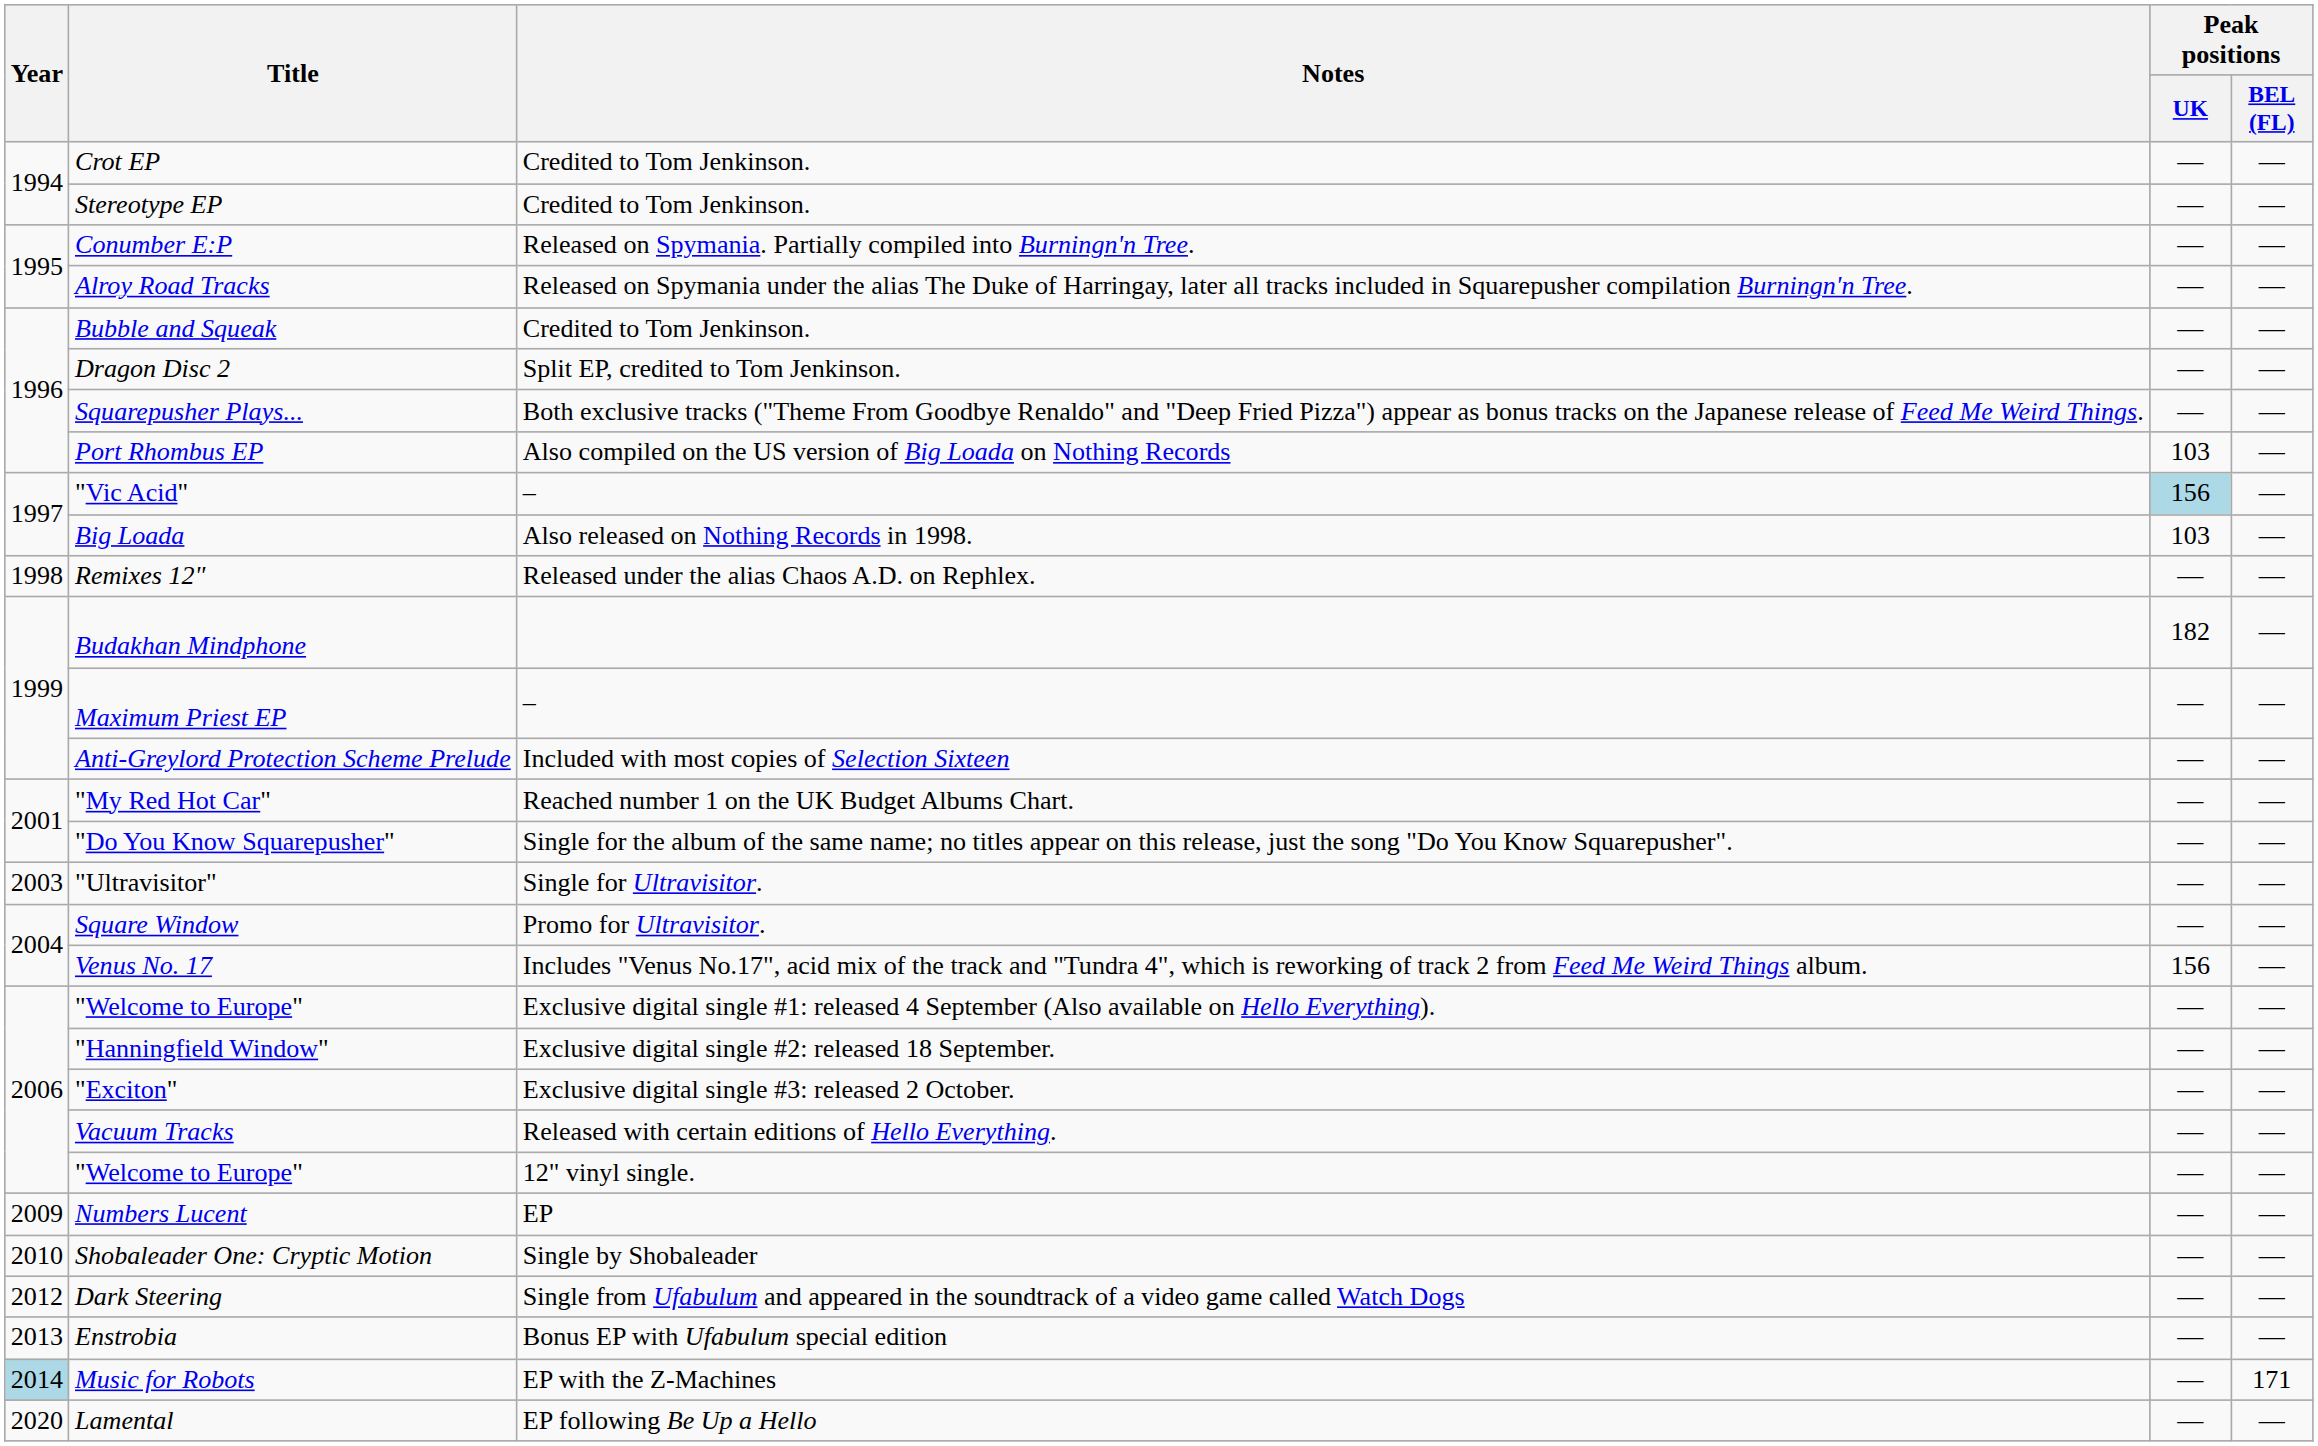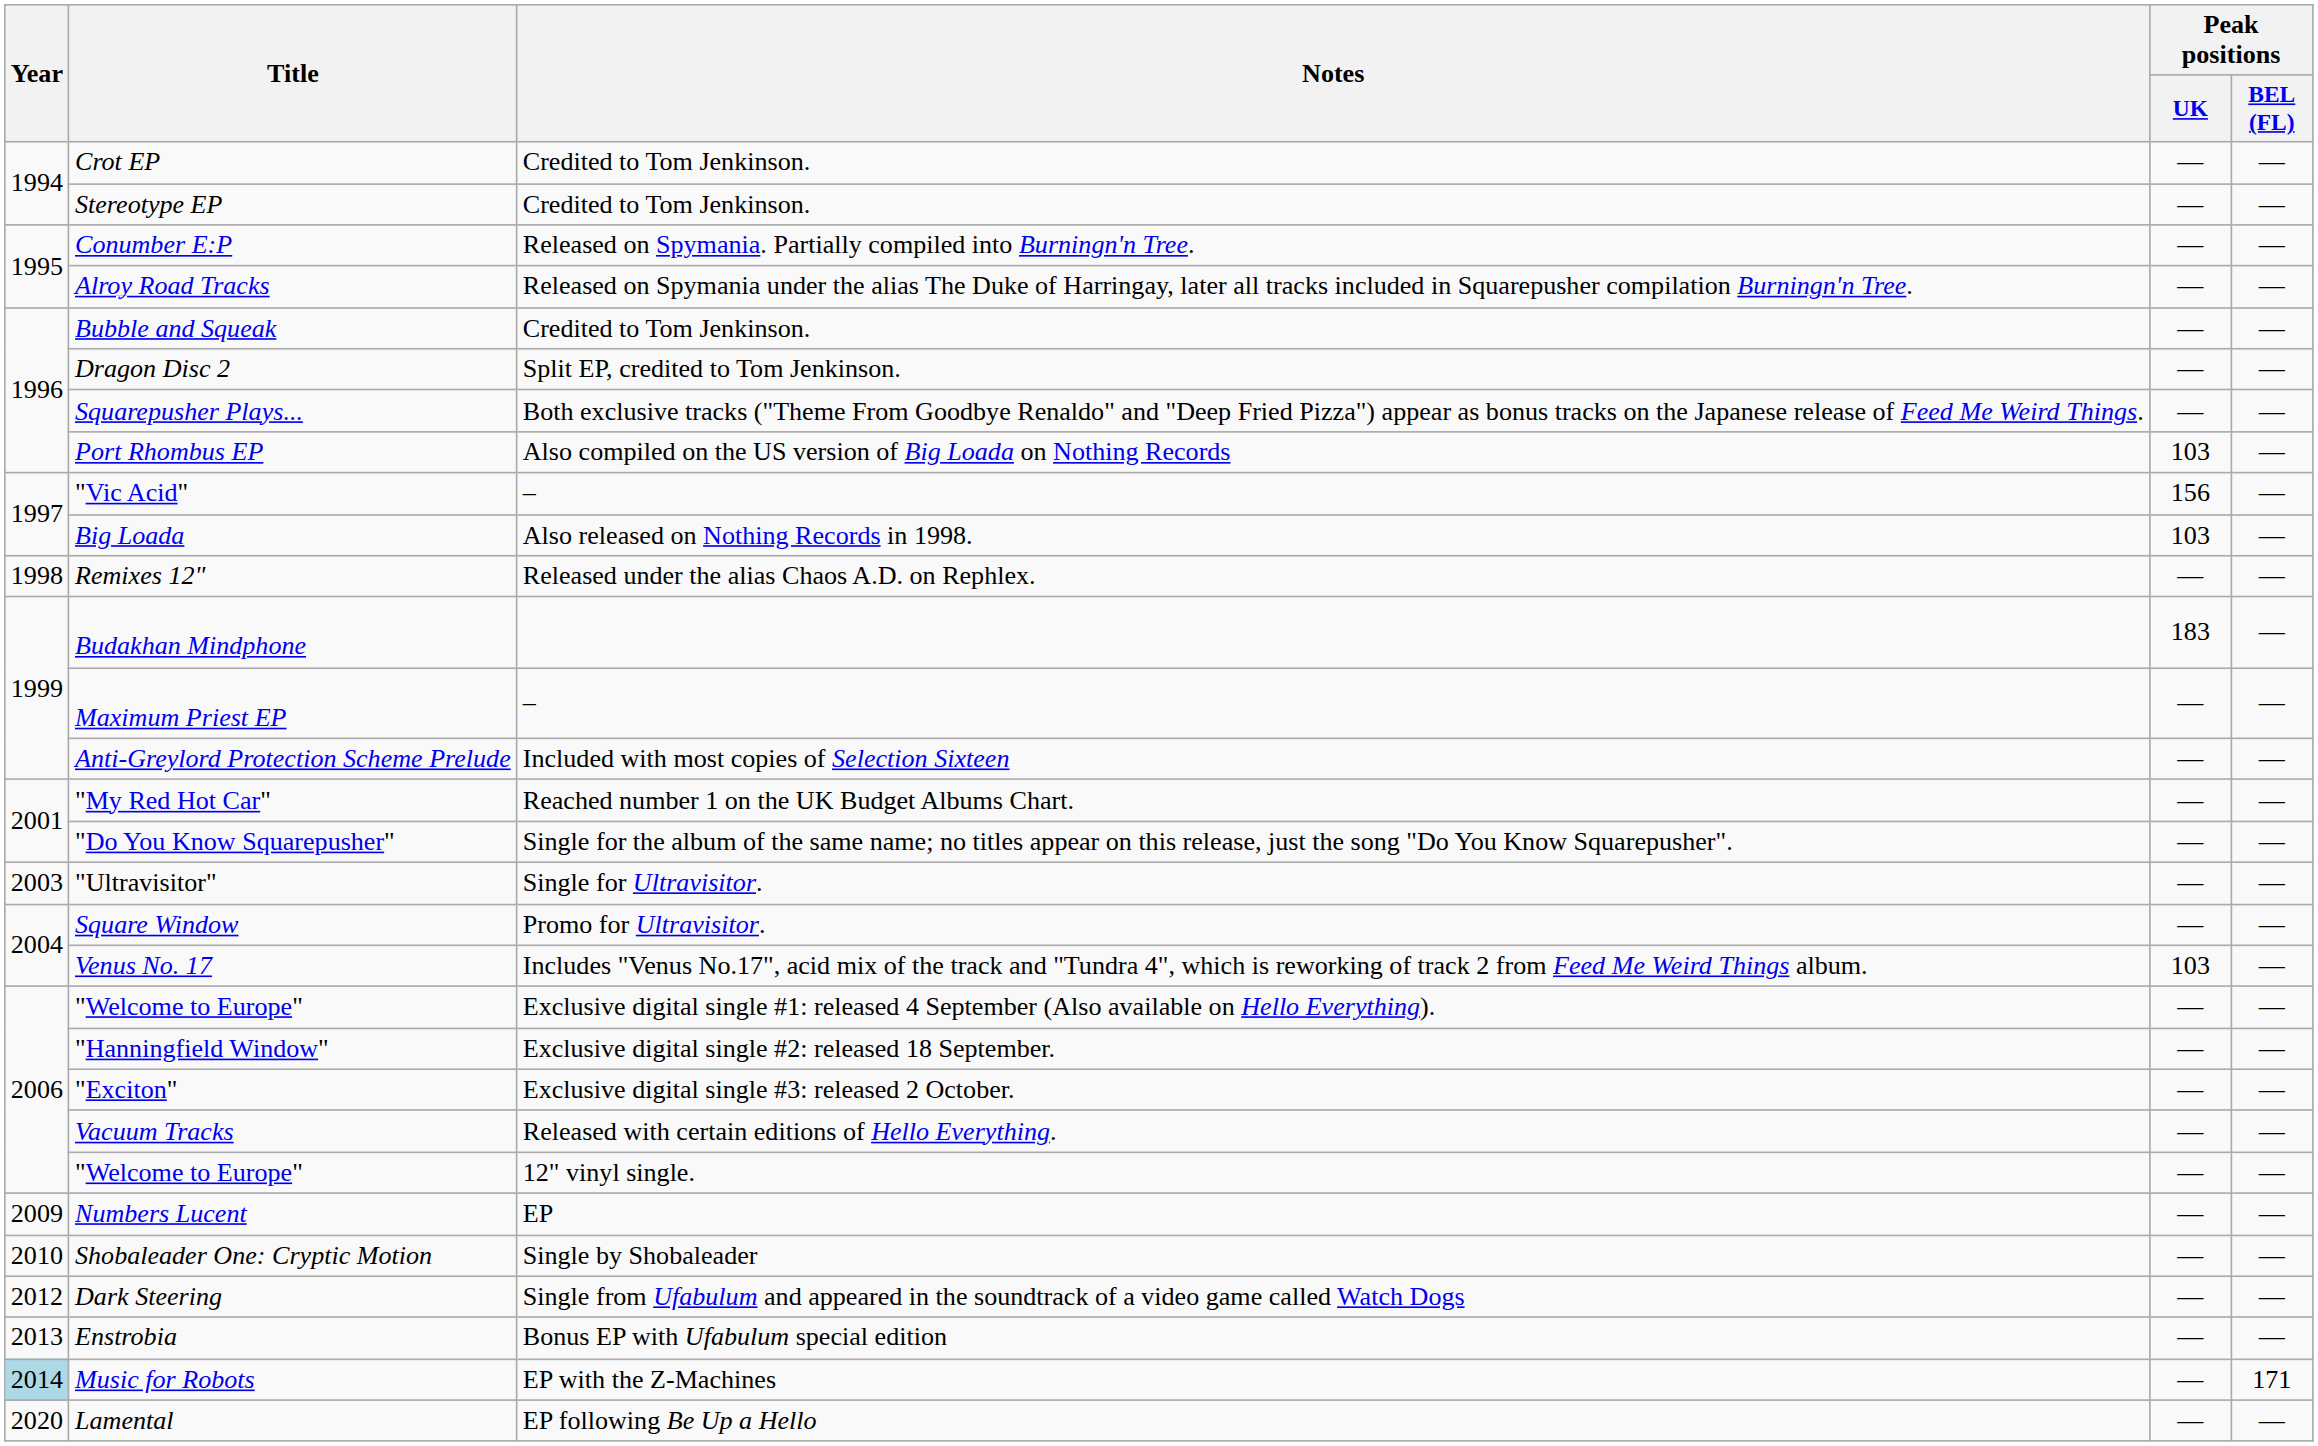(2190, 493) lightblue background -> (2190, 493) no background
(2190, 631) 182 -> (2190, 631) 183
(2190, 965) 156 -> (2190, 965) 103
